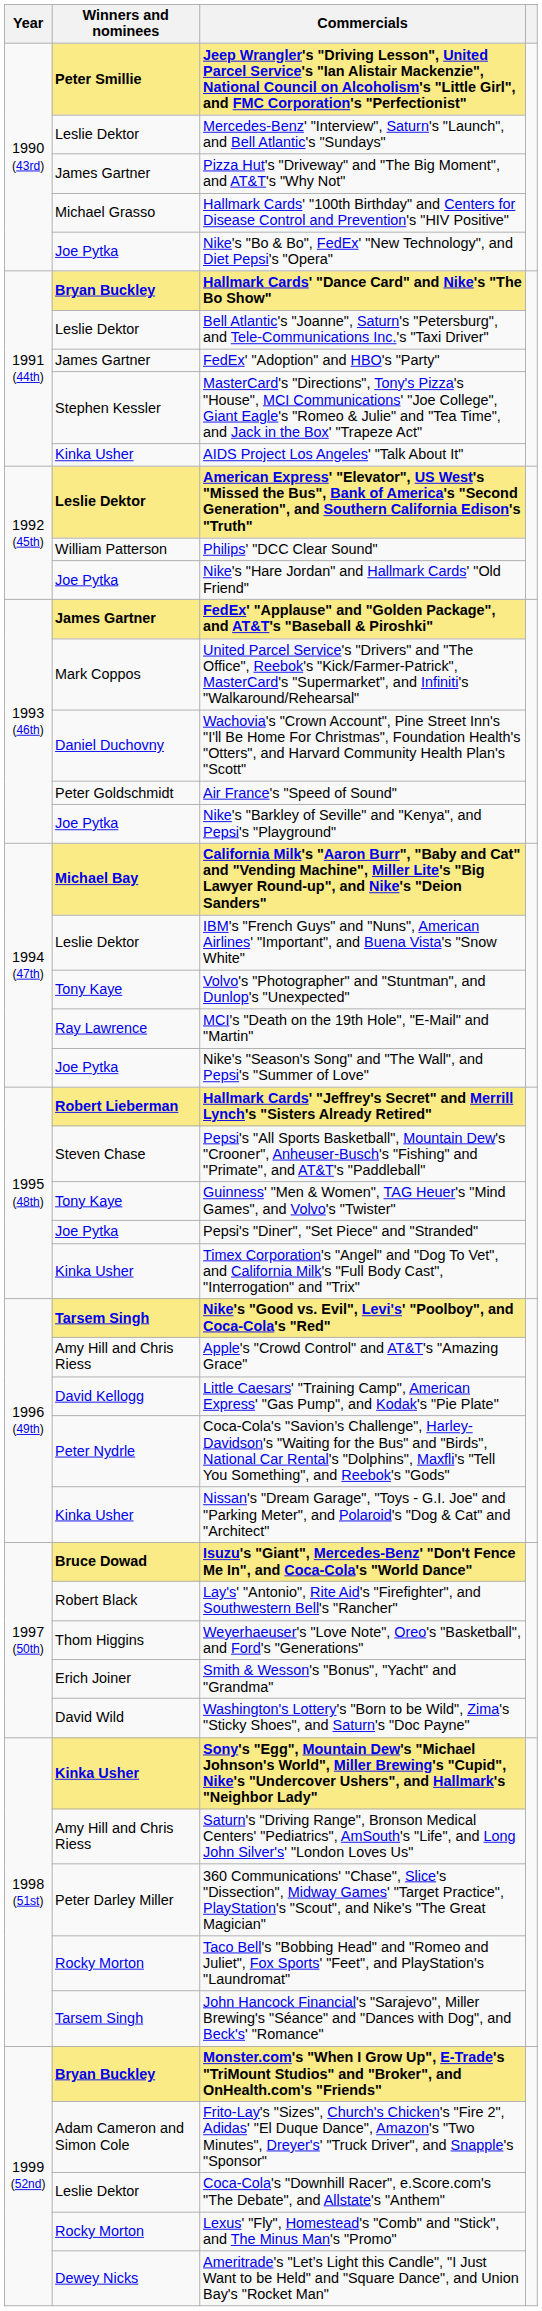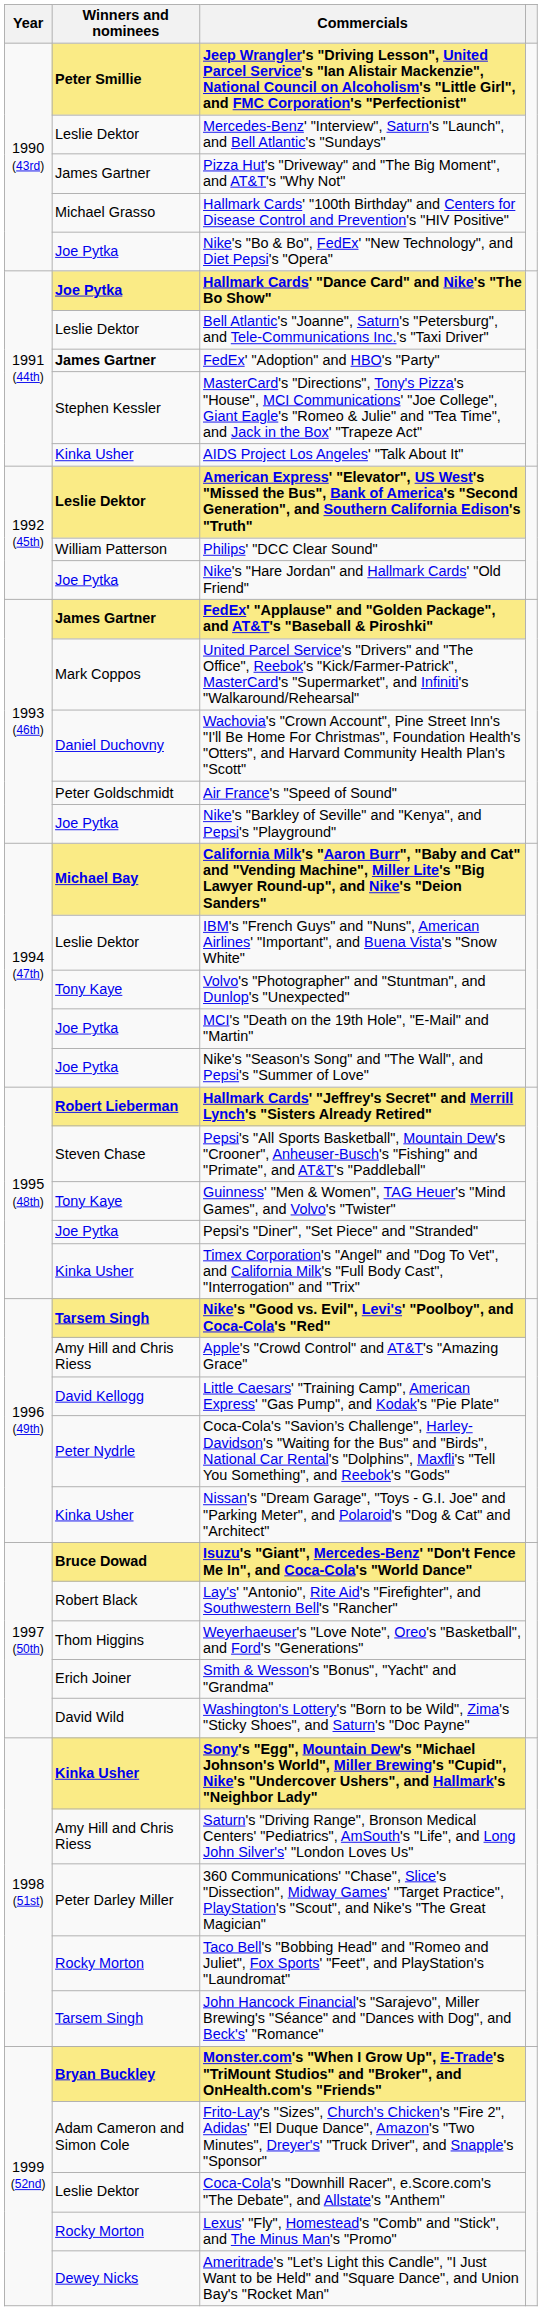(105, 290) Bryan Buckley -> (89, 290) Joe Pytka
(103, 360) normal -> (106, 360) bold
(101, 1028) Ray Lawrence -> (87, 1028) Joe Pytka
